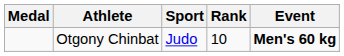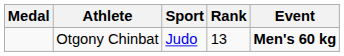(219, 39) 10 -> (219, 39) 13
